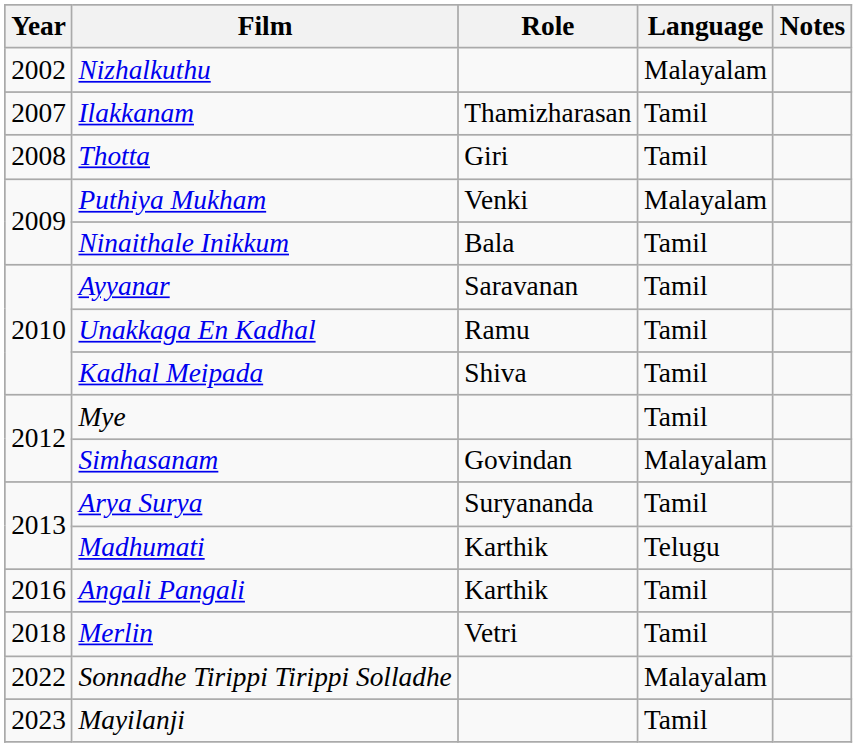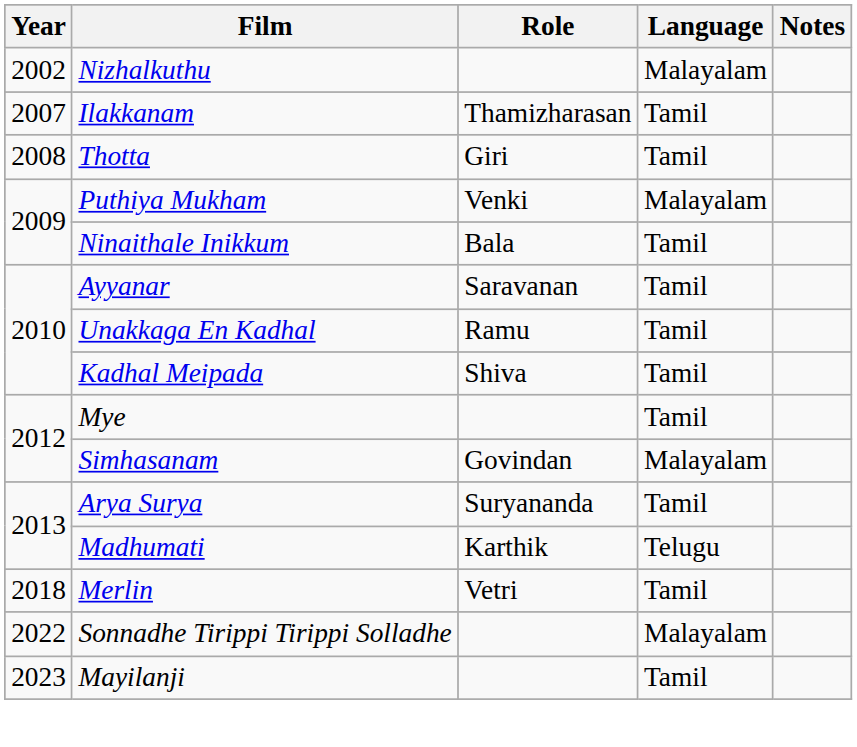- row: (162, 590)
